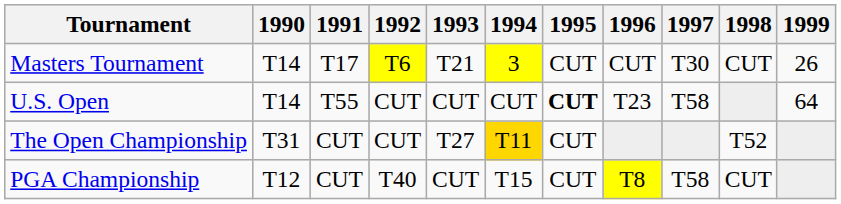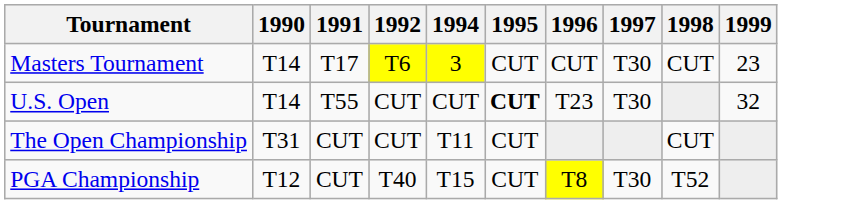- column: (456, 24)
(806, 62) 26 -> (748, 62) 23
(690, 101) T58 -> (632, 101) T30
(806, 101) 64 -> (748, 101) 32
(514, 140) gold background -> (456, 140) no background
(748, 140) T52 -> (690, 140) CUT
(690, 179) T58 -> (632, 179) T30
(748, 179) CUT -> (690, 179) T52
